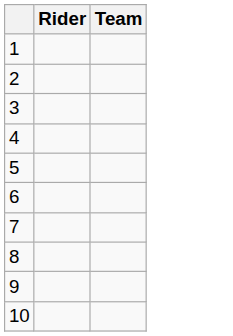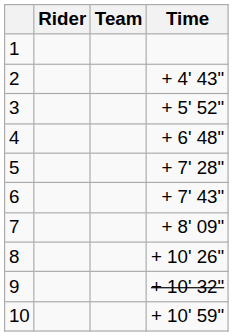+ column: (188, 19)
